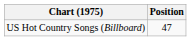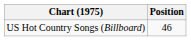(167, 28) 47 -> (167, 28) 46
